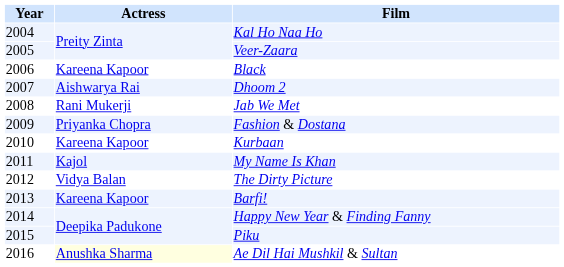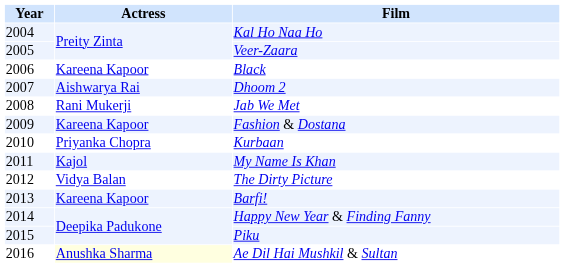(103, 124) Priyanka Chopra -> (102, 124) Kareena Kapoor
(102, 143) Kareena Kapoor -> (103, 143) Priyanka Chopra
